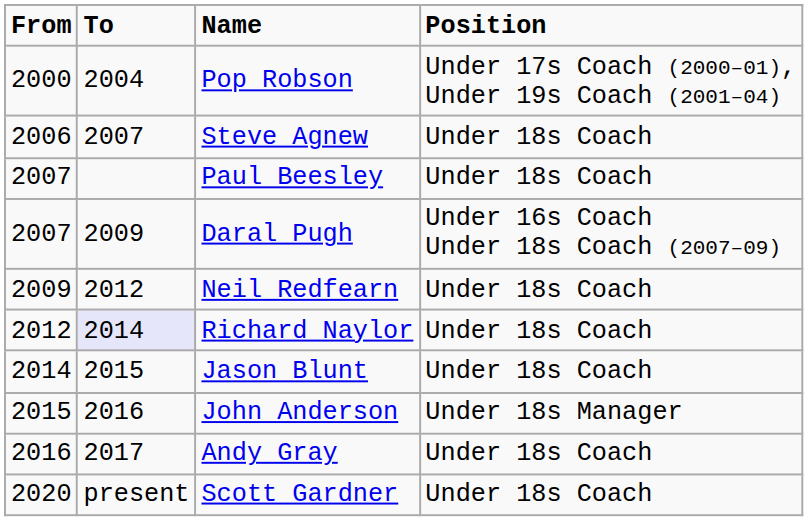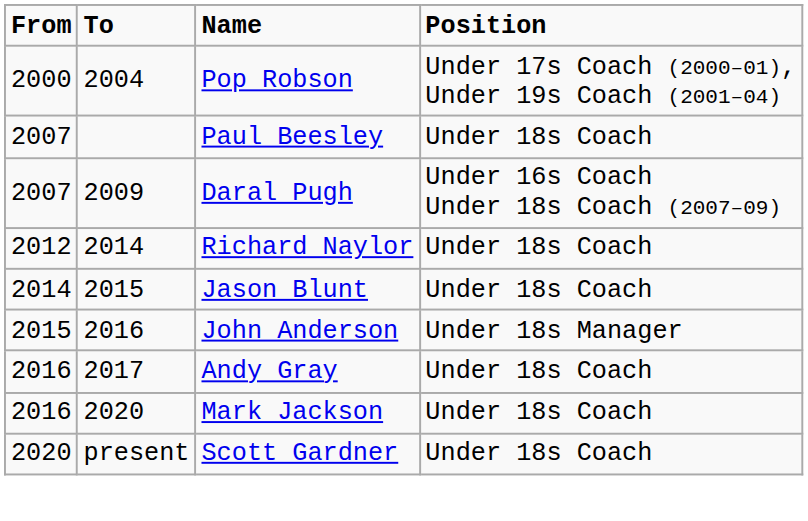- row: (285, 137)
- row: (300, 289)
(114, 330) lavender background -> (114, 248) no background
+ row: (292, 413)
